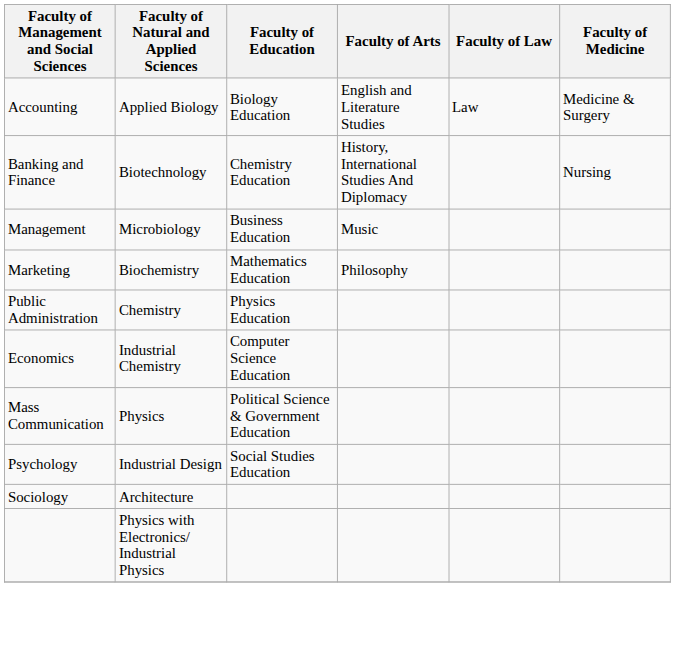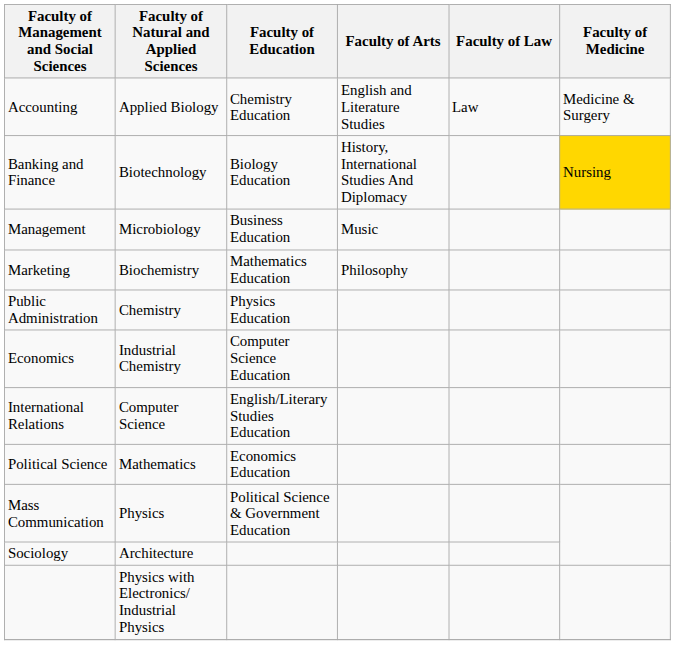(260, 106) Biology Education -> (261, 106) Chemistry Education
(261, 172) Chemistry Education -> (260, 172) Biology Education
(587, 172) no background -> (587, 172) gold background
+ row: (46, 415)
+ row: (58, 464)
- row: (43, 464)
